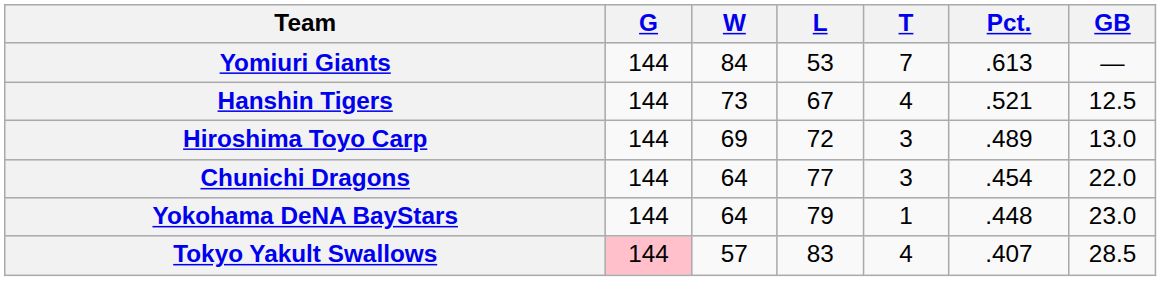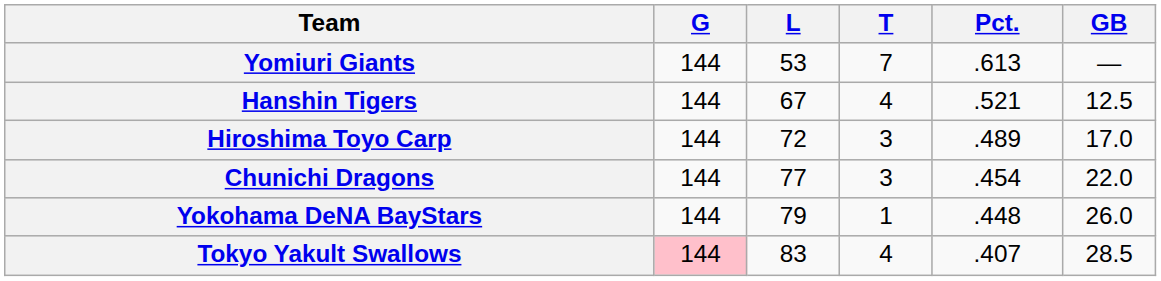- column: (734, 23)
(1113, 139) 13.0 -> (1109, 139) 17.0
(1113, 216) 23.0 -> (1109, 216) 26.0
